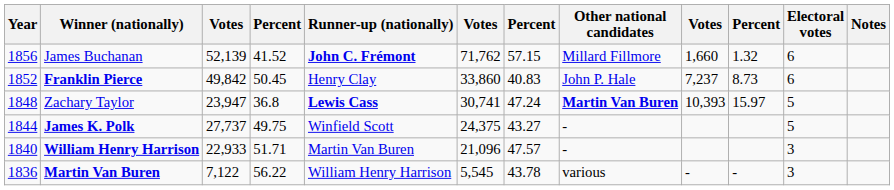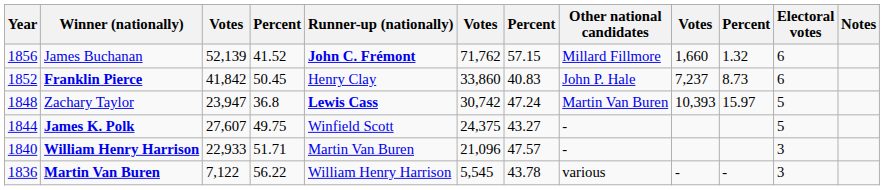(226, 79) 49,842 -> (226, 79) 41,842
(480, 102) 30,741 -> (480, 102) 30,742
(620, 102) bold -> (615, 102) normal
(226, 126) 27,737 -> (226, 126) 27,607
